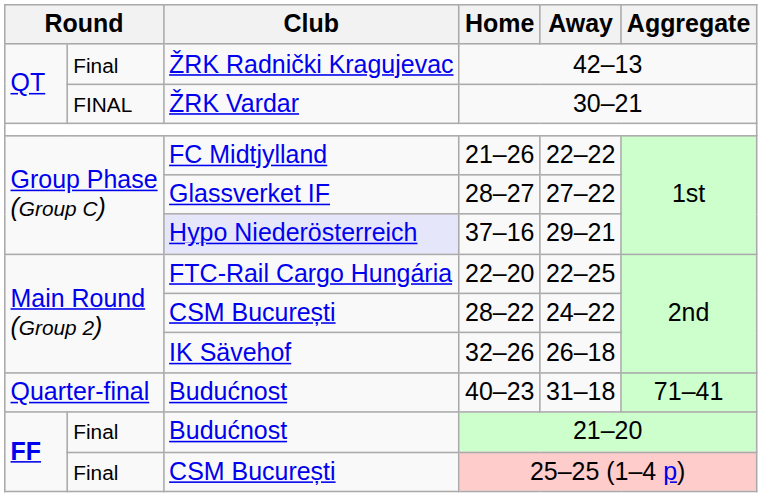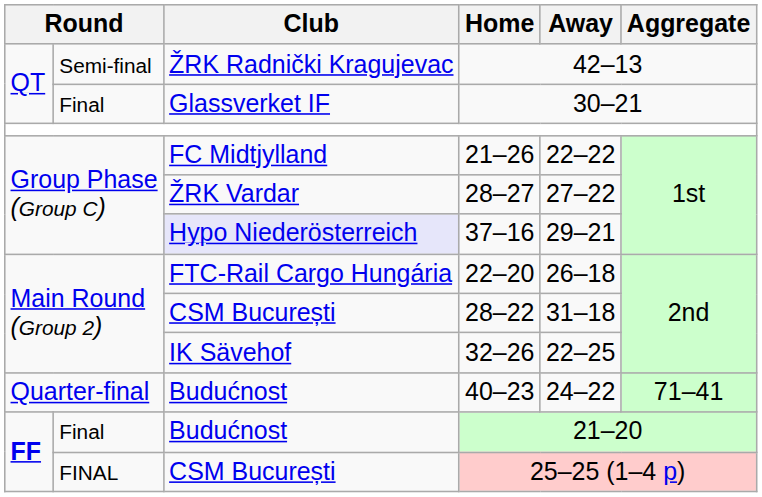(96, 65) Final -> (106, 65) Semi-final
(103, 105) FINAL -> (82, 105) Final
(234, 103) ŽRK Vardar -> (250, 103) Glassverket IF
(250, 194) Glassverket IF -> (234, 194) ŽRK Vardar
(581, 273) 22–25 -> (581, 273) 26–18
(581, 312) 24–22 -> (581, 312) 31–18
(581, 352) 26–18 -> (581, 352) 22–25
(581, 392) 31–18 -> (581, 392) 24–22
(96, 472) Final -> (89, 472) FINAL
